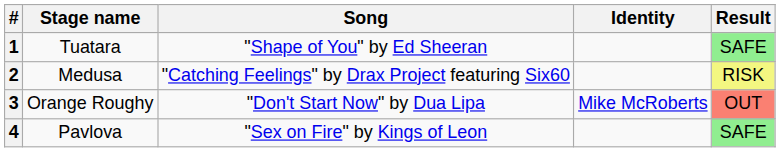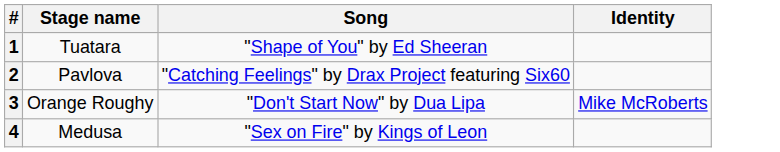- column: (743, 18)
(90, 75) Medusa -> (90, 75) Pavlova
(90, 132) Pavlova -> (90, 132) Medusa
